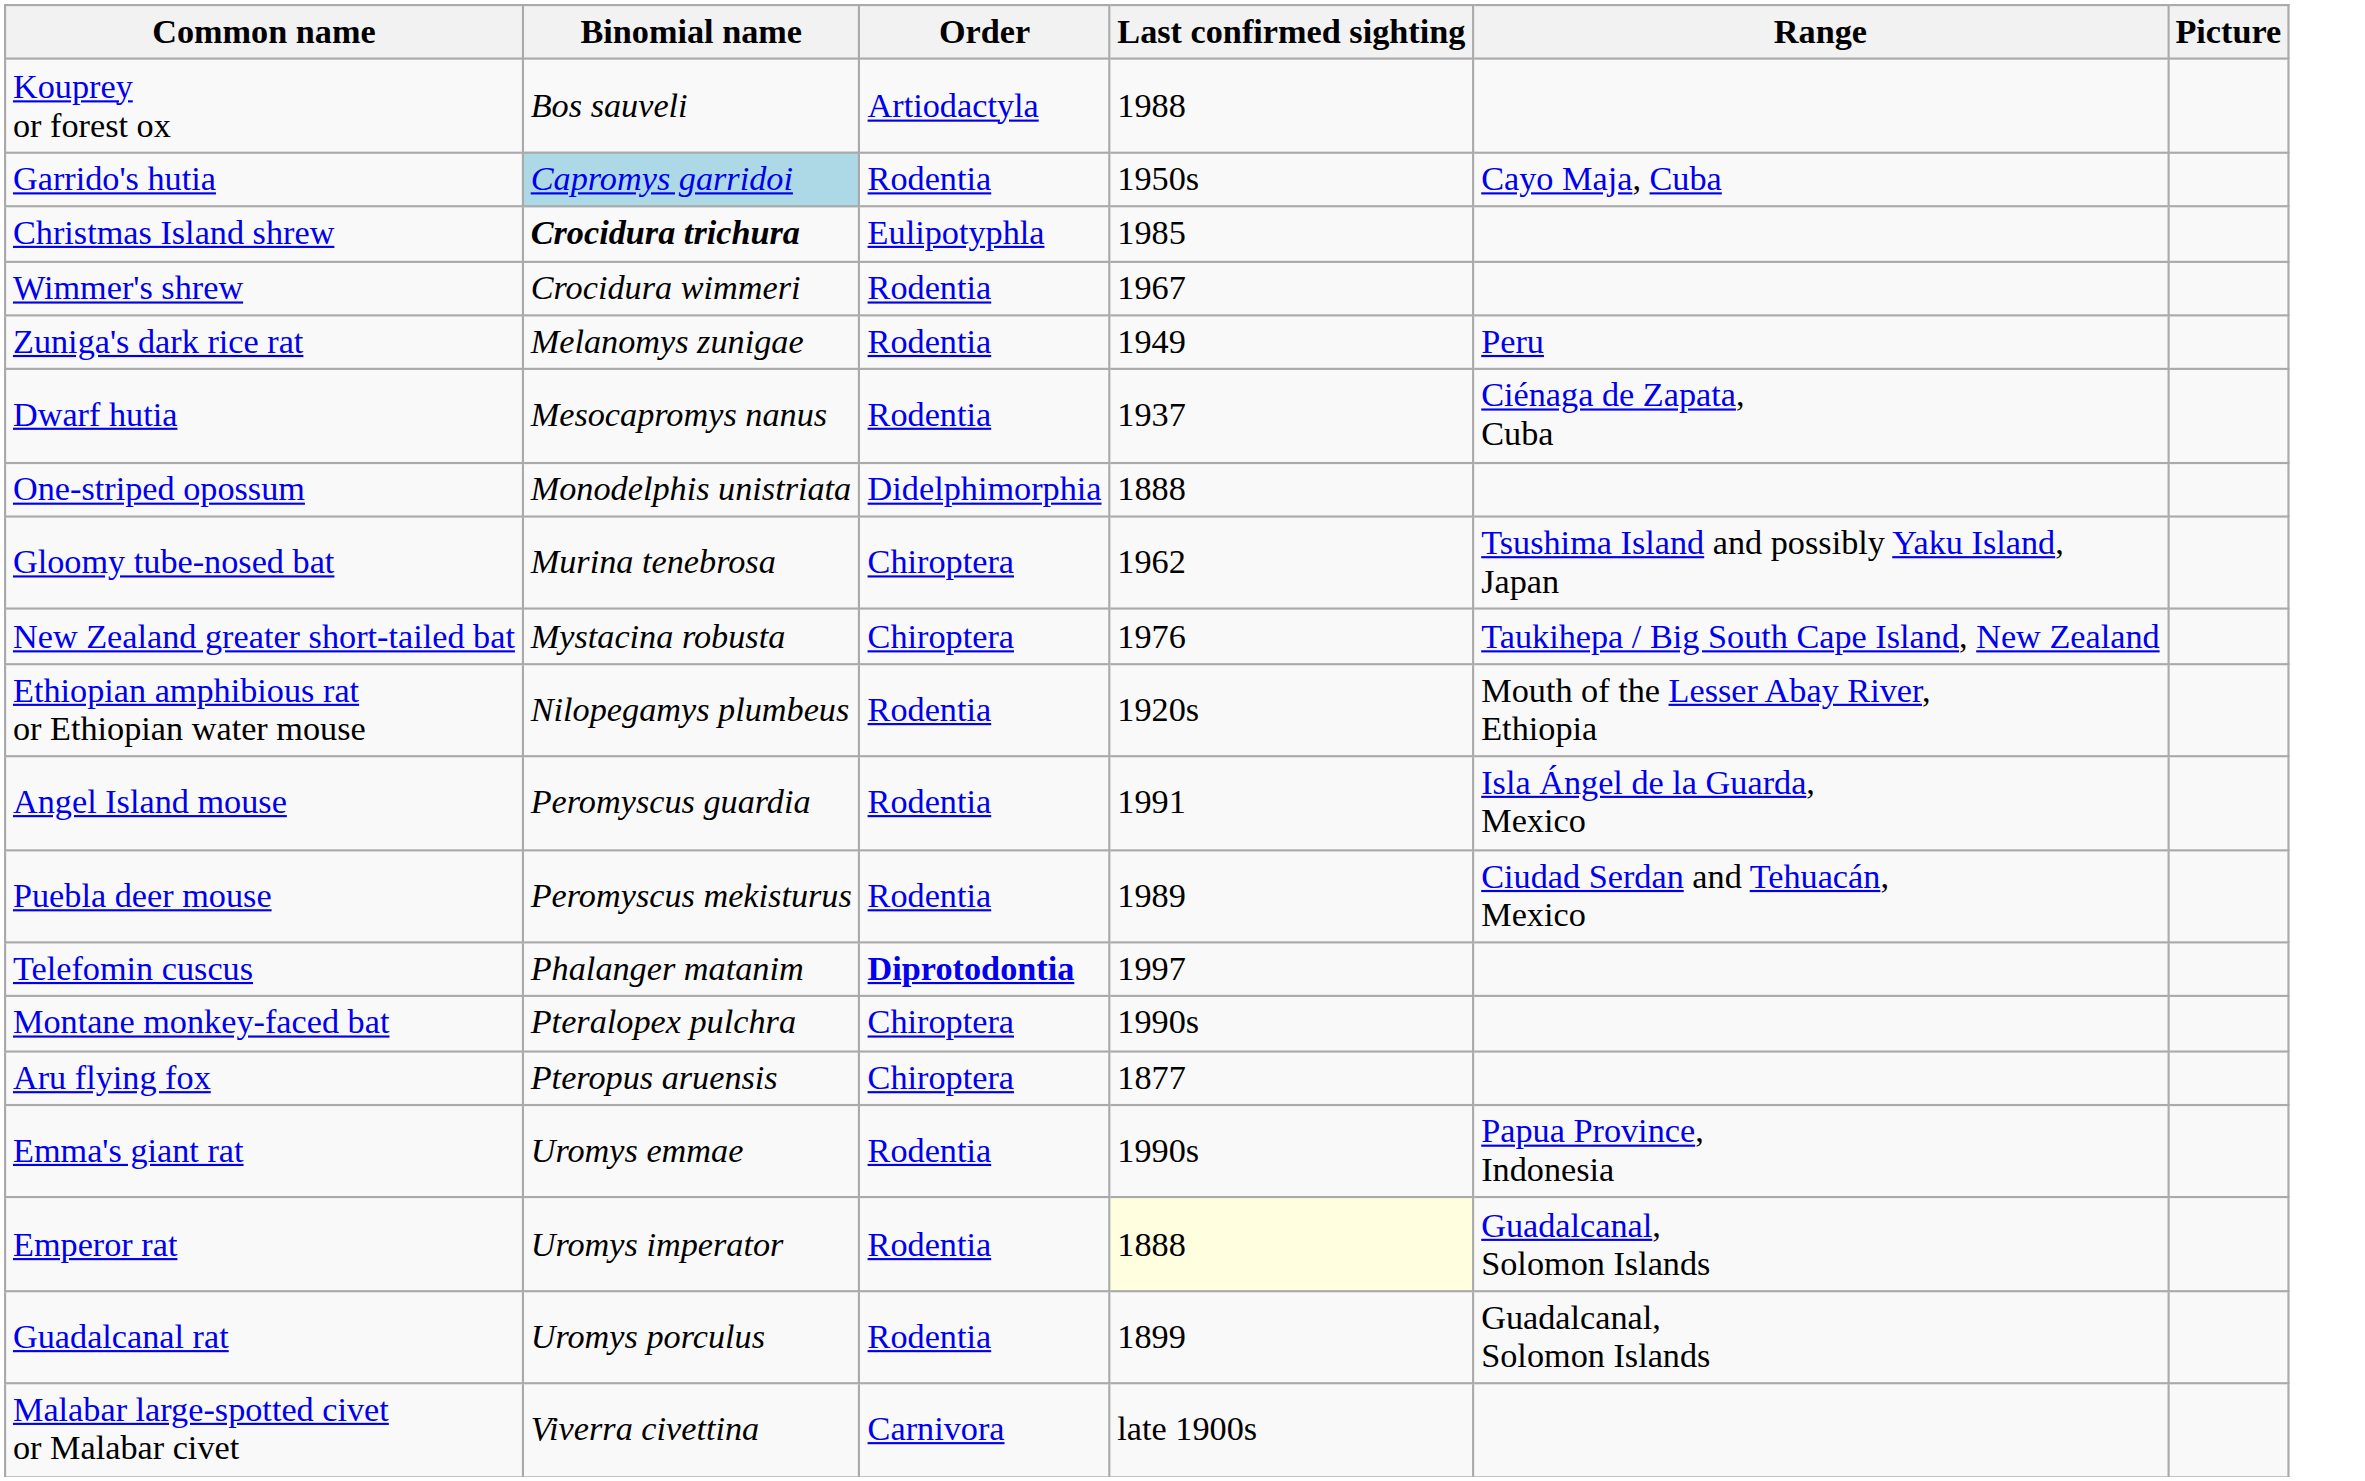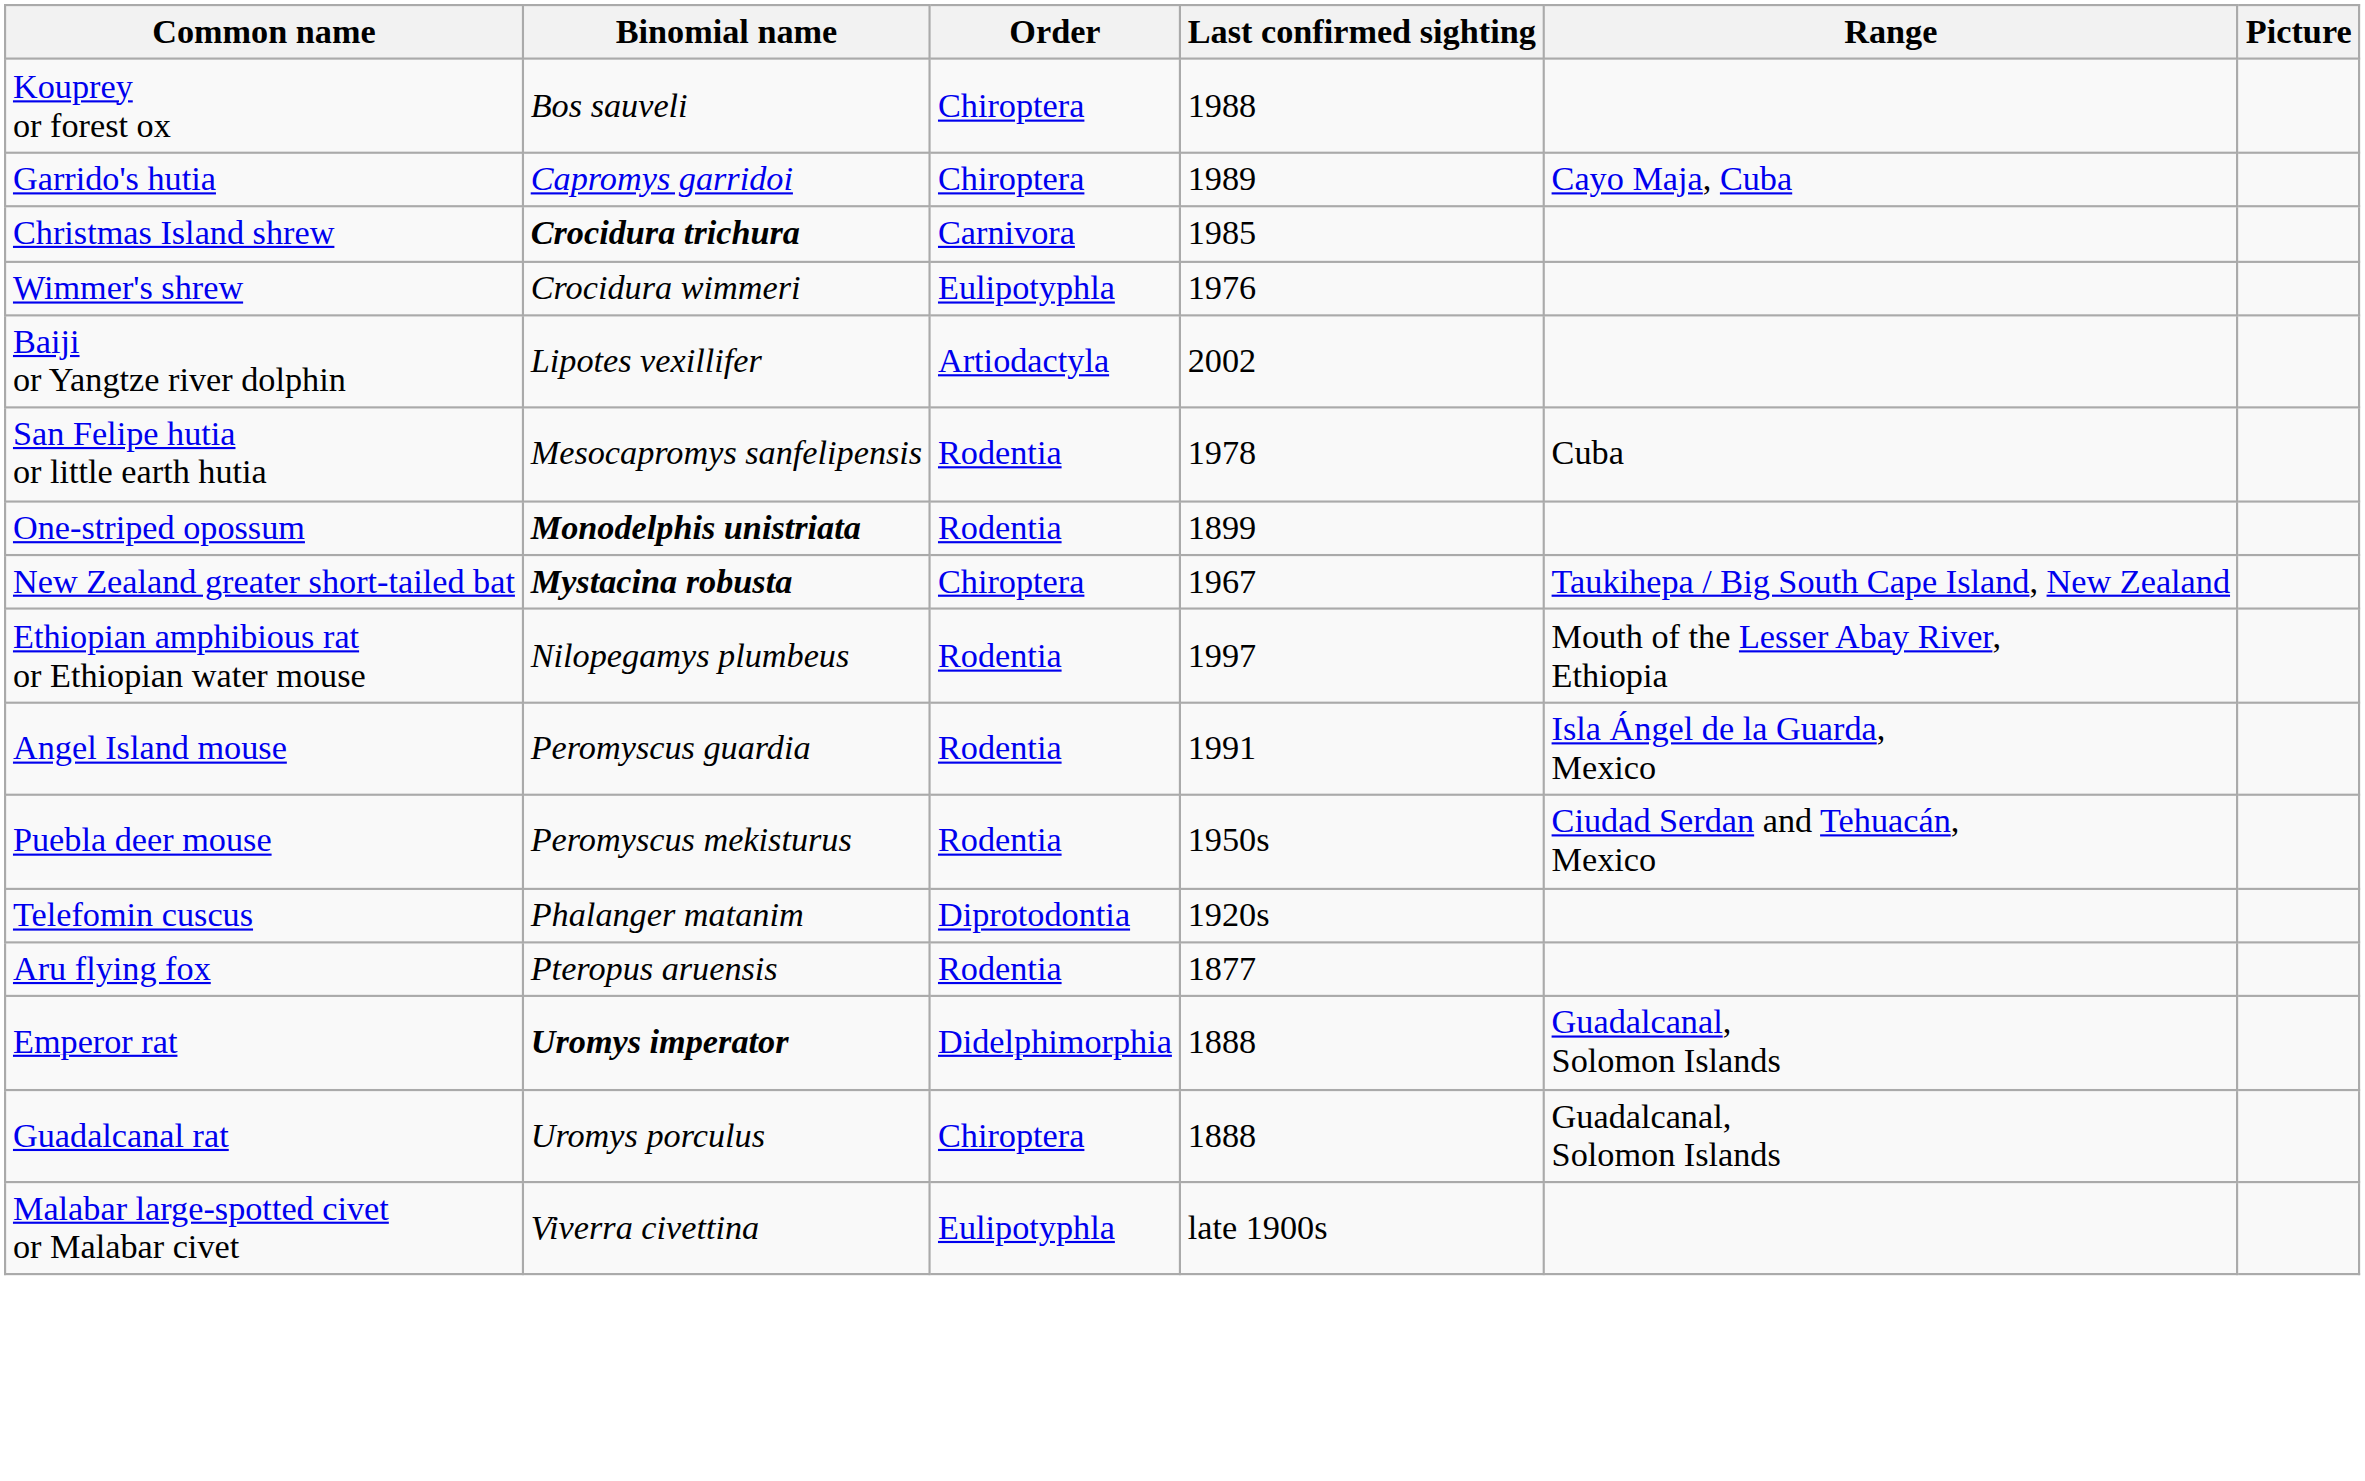(953, 105) Artiodactyla -> (1011, 105) Chiroptera
(662, 178) lightblue background -> (662, 178) no background
(929, 178) Rodentia -> (1011, 178) Chiroptera
(1158, 178) 1950s -> (1222, 178) 1989
(956, 233) Eulipotyphla -> (1006, 233) Carnivora
(929, 287) Rodentia -> (1026, 287) Eulipotyphla
(1152, 287) 1967 -> (1222, 287) 1976
+ row: (179, 360)
- row: (158, 341)
- row: (95, 415)
+ row: (140, 453)
(691, 488) normal -> (696, 527) bold
(985, 488) Didelphimorphia -> (1000, 527) Rodentia
(1152, 488) 1888 -> (1222, 527) 1899
- row: (174, 562)
(658, 635) normal -> (662, 581) bold
(1152, 635) 1976 -> (1222, 581) 1967
(1158, 709) 1920s -> (1222, 655) 1997
(1152, 895) 1989 -> (1229, 840) 1950s
(971, 968) bold -> (1034, 914) normal
(1152, 968) 1997 -> (1229, 914) 1920s
- row: (201, 1023)
(941, 1077) Chiroptera -> (1000, 968) Rodentia
- row: (128, 1150)
(657, 1243) normal -> (660, 1042) bold
(929, 1243) Rodentia -> (1055, 1042) Didelphimorphia
(1152, 1243) lightyellow background -> (1222, 1042) no background
(929, 1336) Rodentia -> (1011, 1135) Chiroptera
(1152, 1336) 1899 -> (1222, 1135) 1888
(936, 1429) Carnivora -> (1026, 1227) Eulipotyphla
